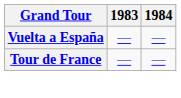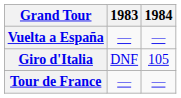+ row: (56, 59)
